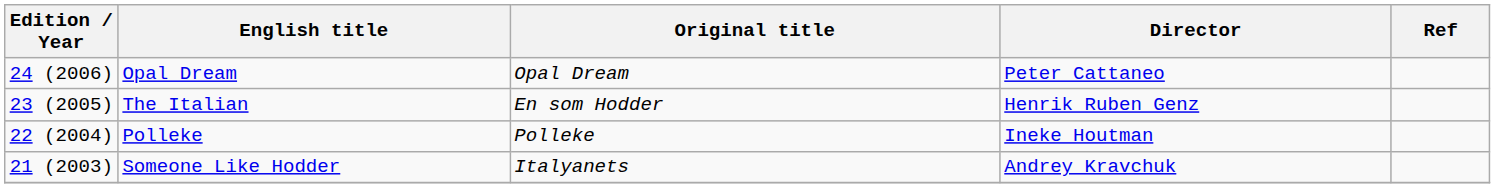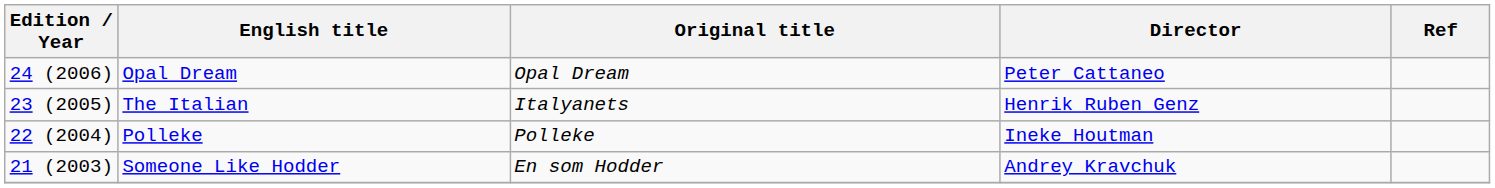(589, 105) En som Hodder -> (572, 105) Italyanets
(572, 167) Italyanets -> (589, 167) En som Hodder
